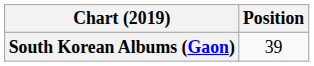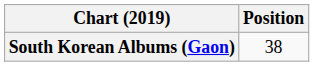(274, 46) 39 -> (274, 46) 38
